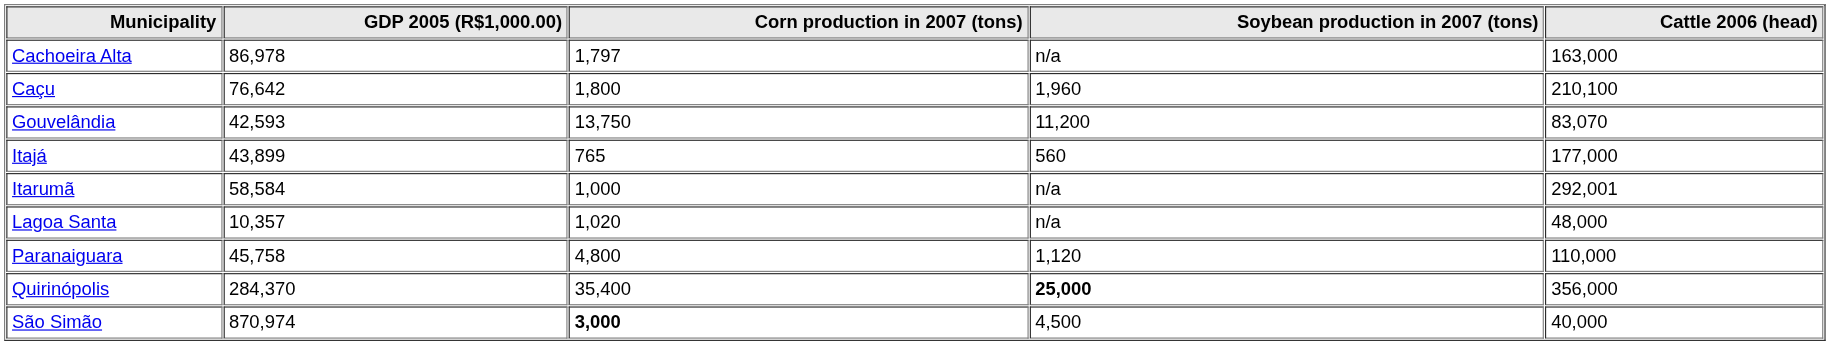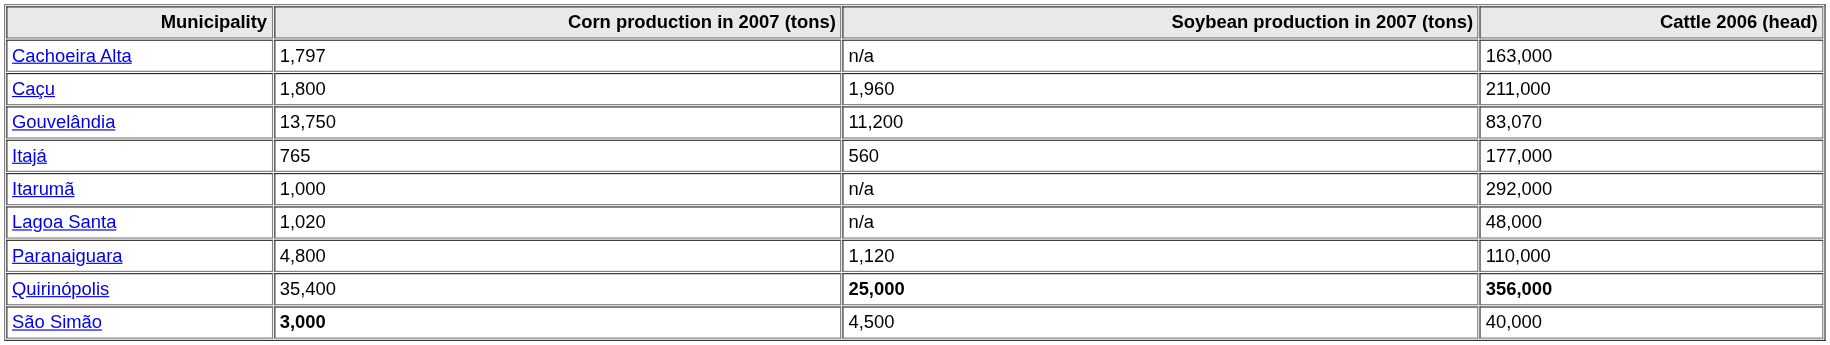- column: (463, 22)
(1584, 89) 210,100 -> (1518, 89) 211,000
(1584, 189) 292,001 -> (1519, 189) 292,000
(1584, 289) normal -> (1519, 289) bold
